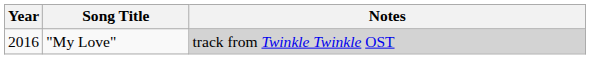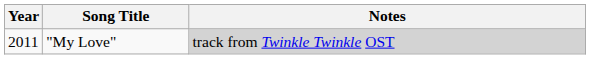(24, 41) 2016 -> (23, 41) 2011
